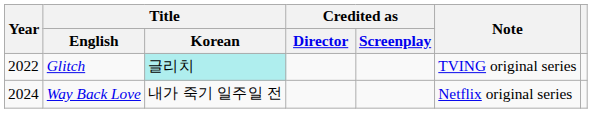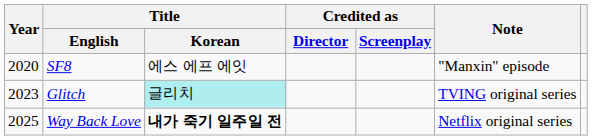+ row: (59, 66)
(23, 66) 2022 -> (23, 94) 2023
(23, 94) 2024 -> (23, 121) 2025
(215, 93) normal -> (215, 120) bold
